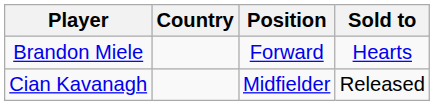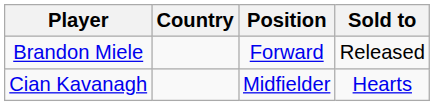(382, 52) Hearts -> (382, 52) Released
(382, 84) Released -> (382, 84) Hearts
